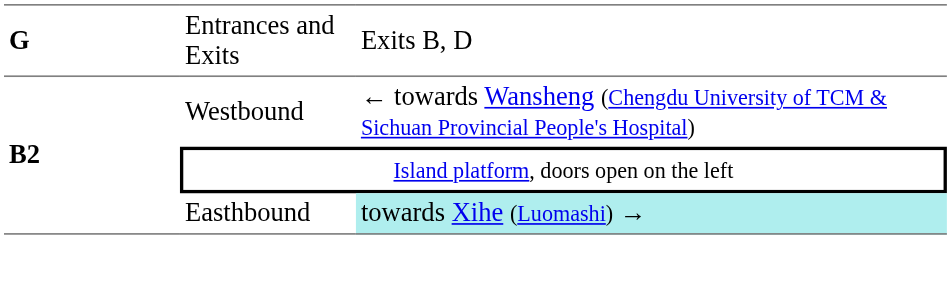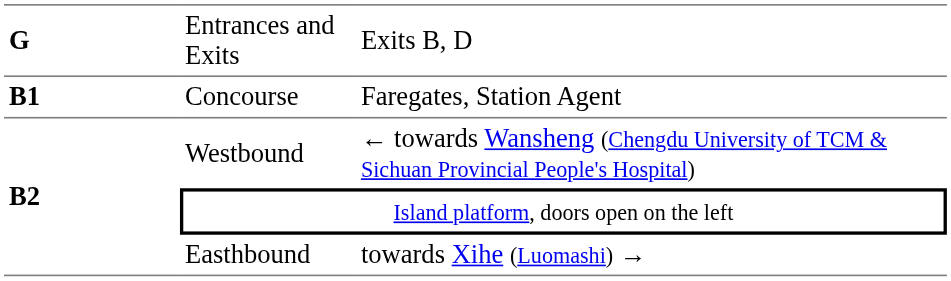+ row: (242, 96)
(504, 212) paleturquoise background -> (504, 254) no background
